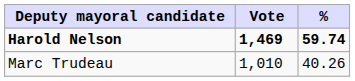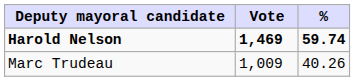(261, 64) 1,010 -> (261, 64) 1,009
